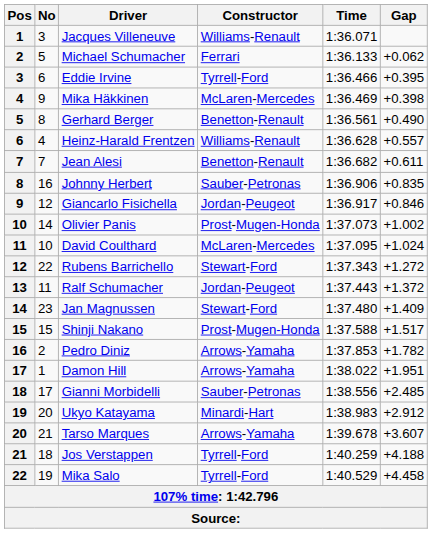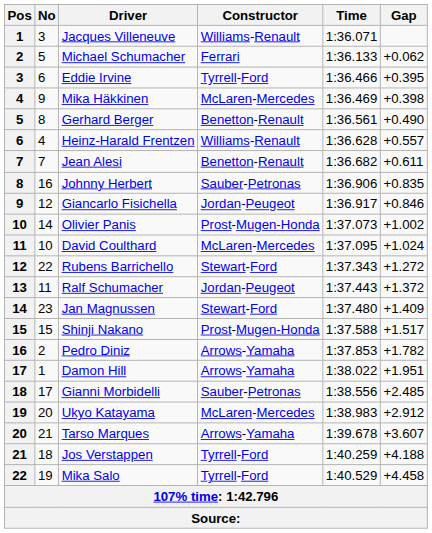(237, 413) Minardi-Hart -> (258, 413) McLaren-Mercedes
